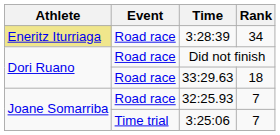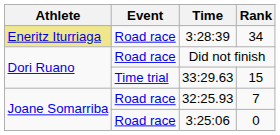(145, 78) Road race -> (142, 78) Time trial
(256, 78) 18 -> (256, 78) 15
(142, 120) Time trial -> (145, 120) Road race
(256, 120) 7 -> (256, 120) 0
